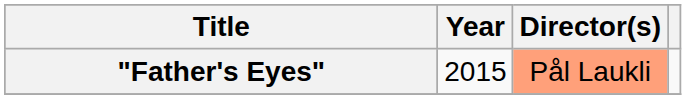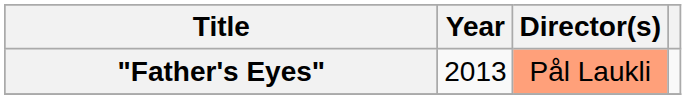(475, 71) 2015 -> (475, 71) 2013
